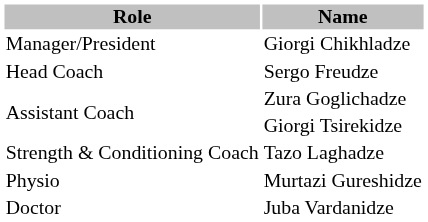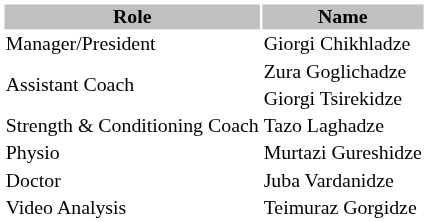- row: (321, 71)
+ row: (340, 207)
